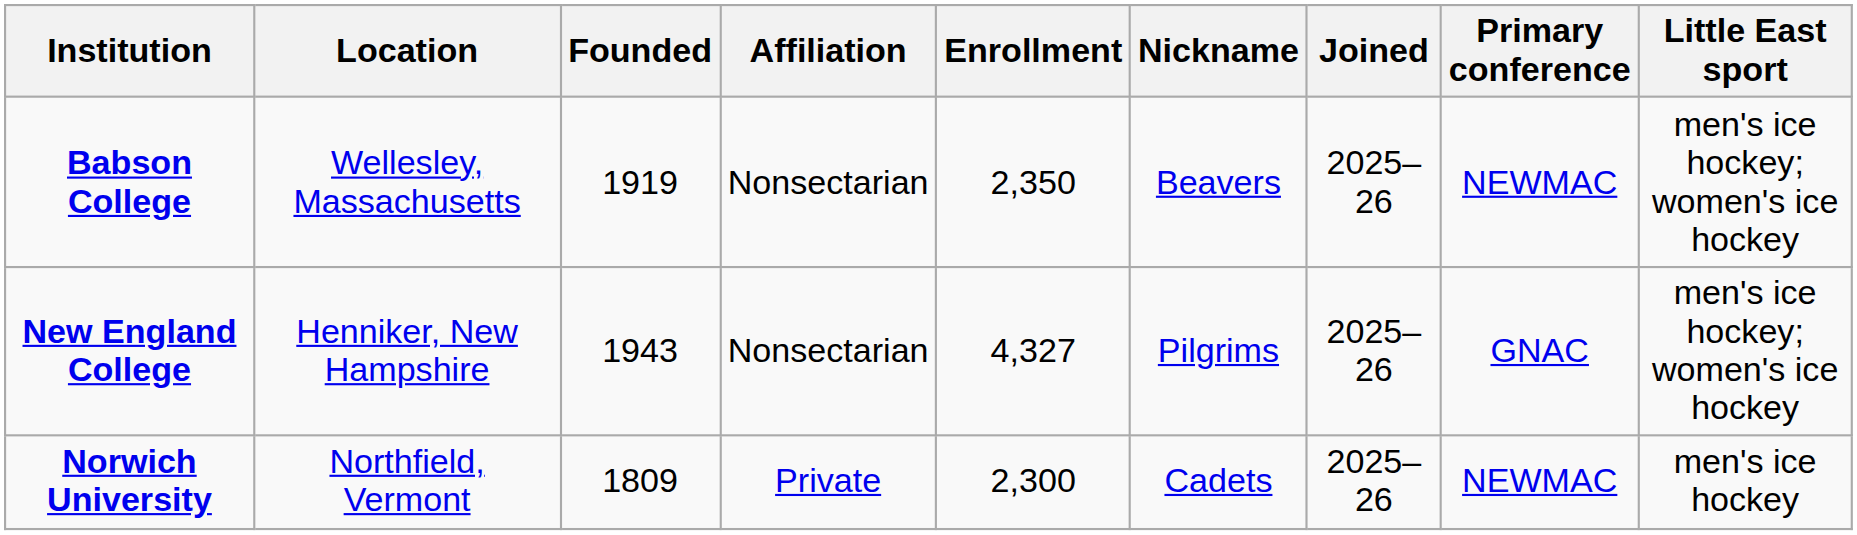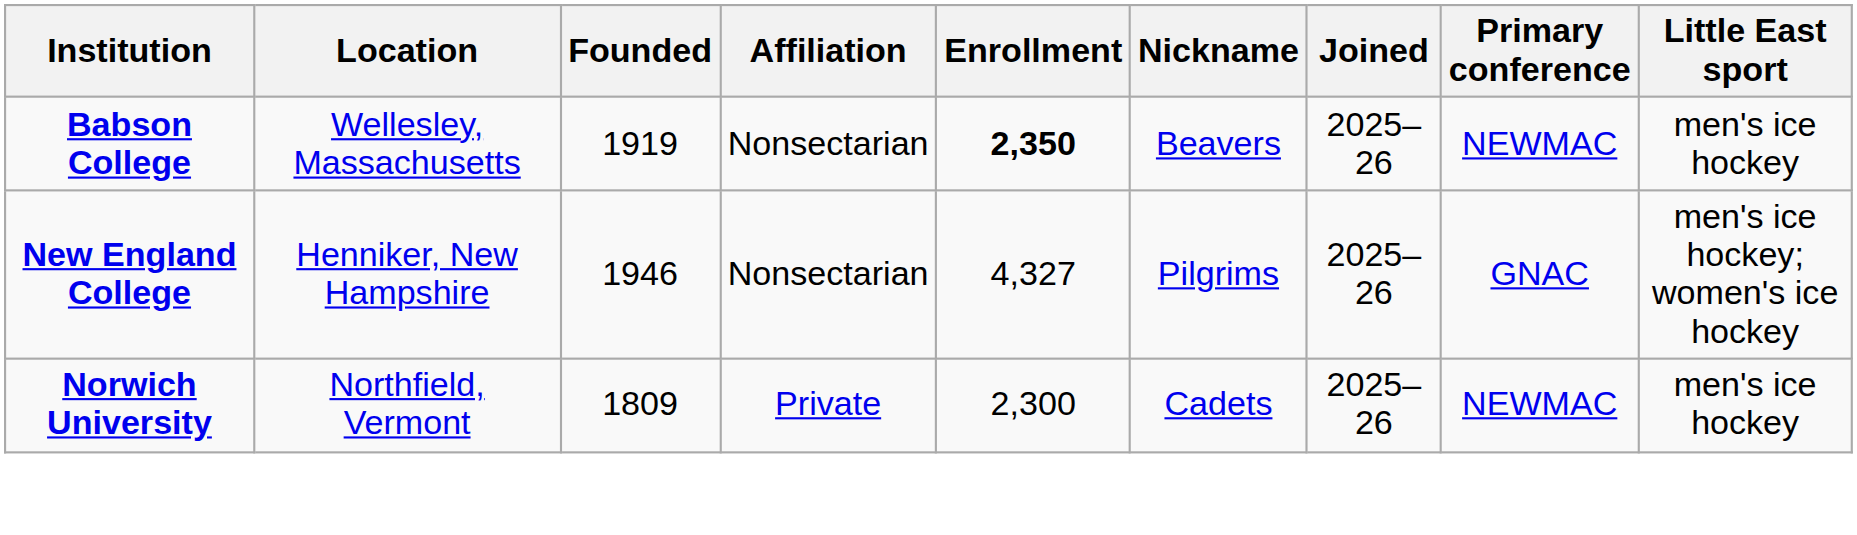(1033, 181) normal -> (1033, 143) bold
(1745, 181) men's ice hockey; women's ice hockey -> (1745, 143) men's ice hockey
(640, 350) 1943 -> (640, 273) 1946
